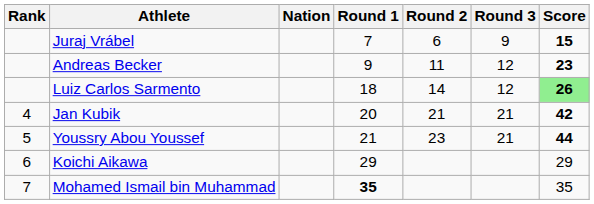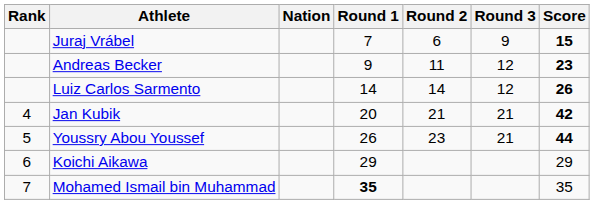(368, 89) 18 -> (368, 89) 14
(564, 89) lightgreen background -> (564, 89) no background
(368, 138) 21 -> (368, 138) 26
